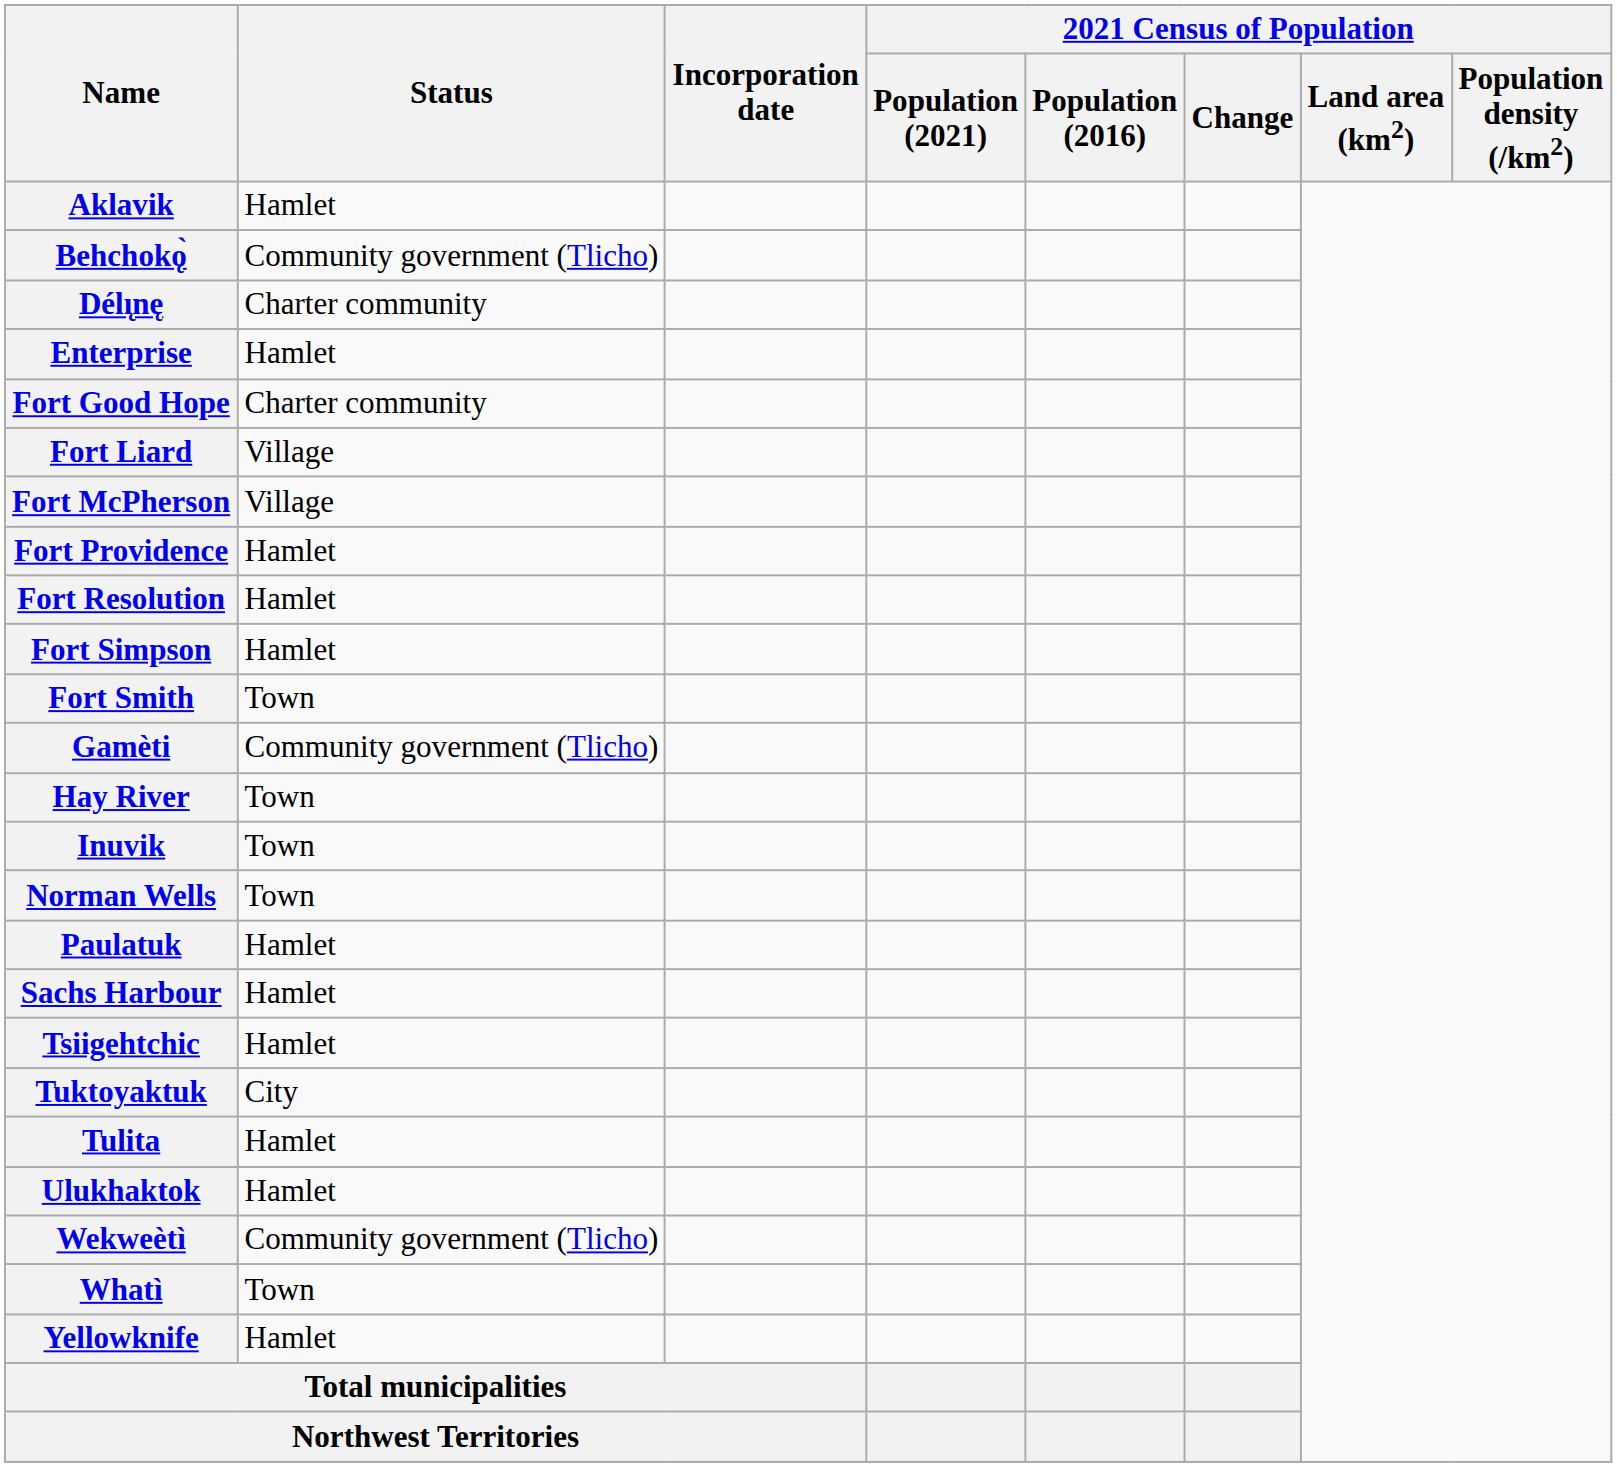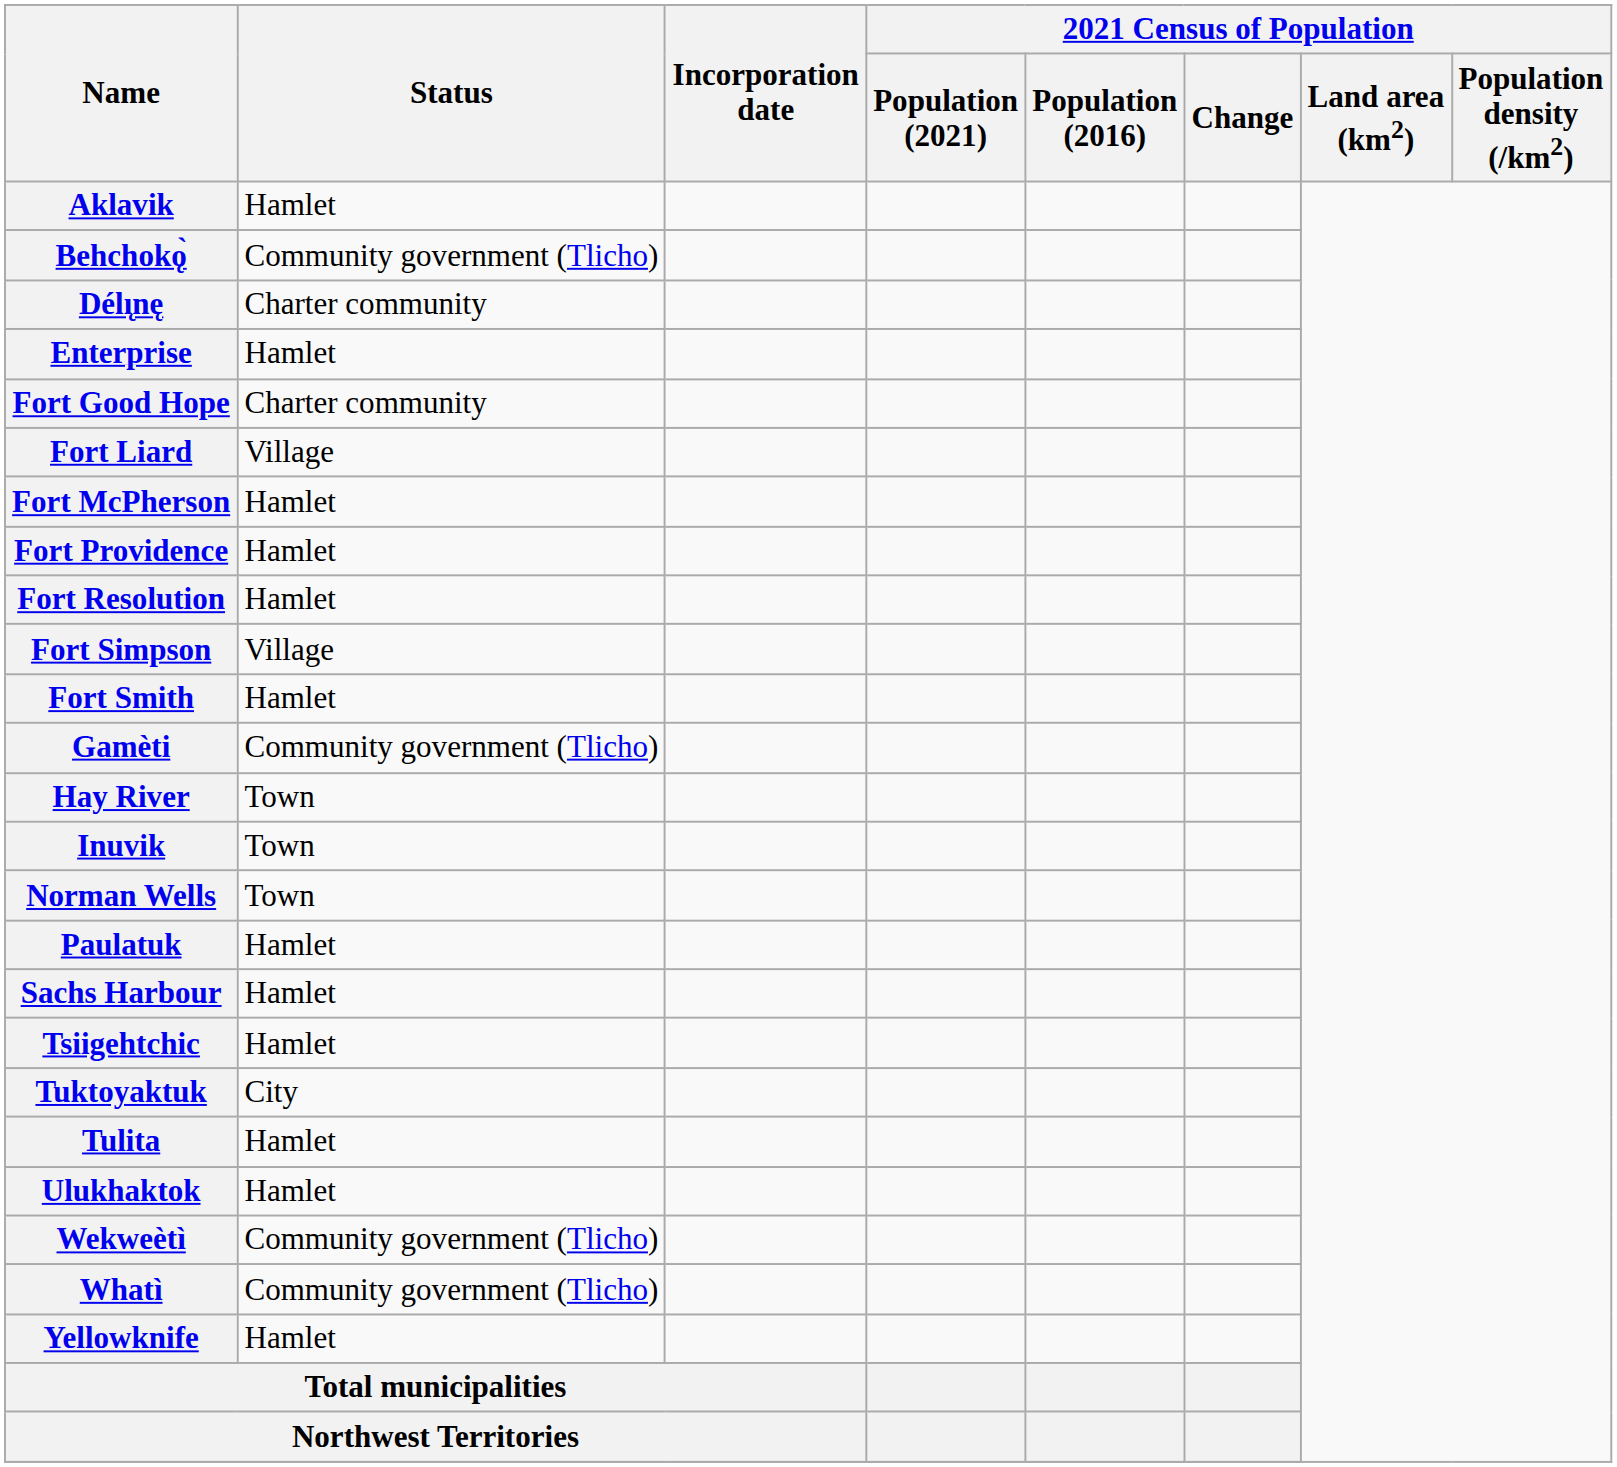(289, 501) Village -> (290, 501) Hamlet
(290, 648) Hamlet -> (289, 648) Village
(280, 698) Town -> (290, 698) Hamlet
(280, 1288) Town -> (451, 1288) Community government (Tlicho)
